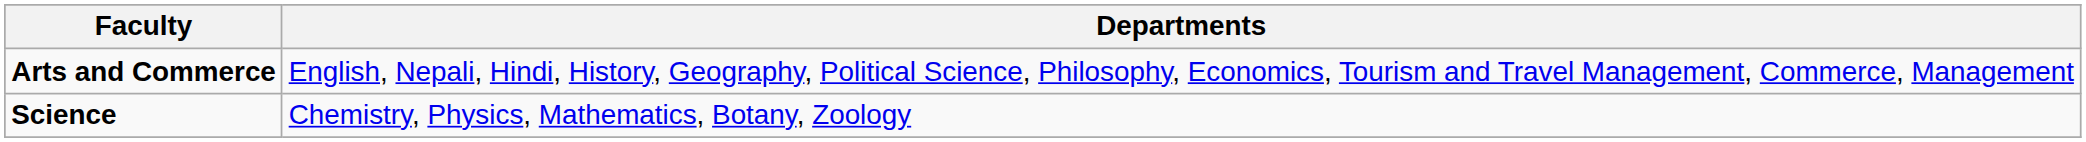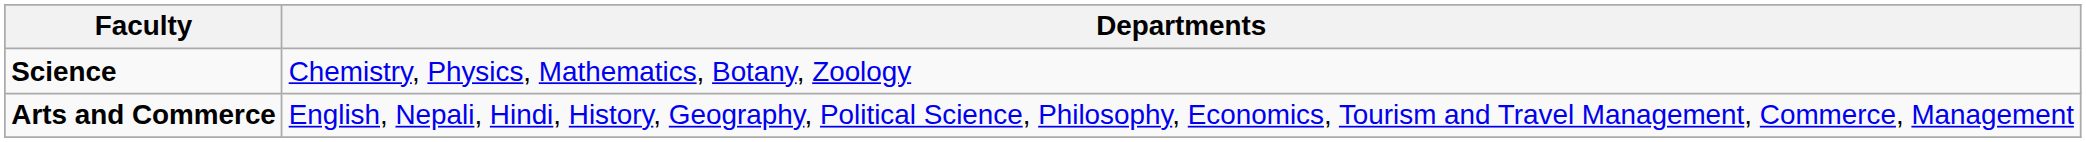rows swapped: (64, 114) <-> (144, 70)
